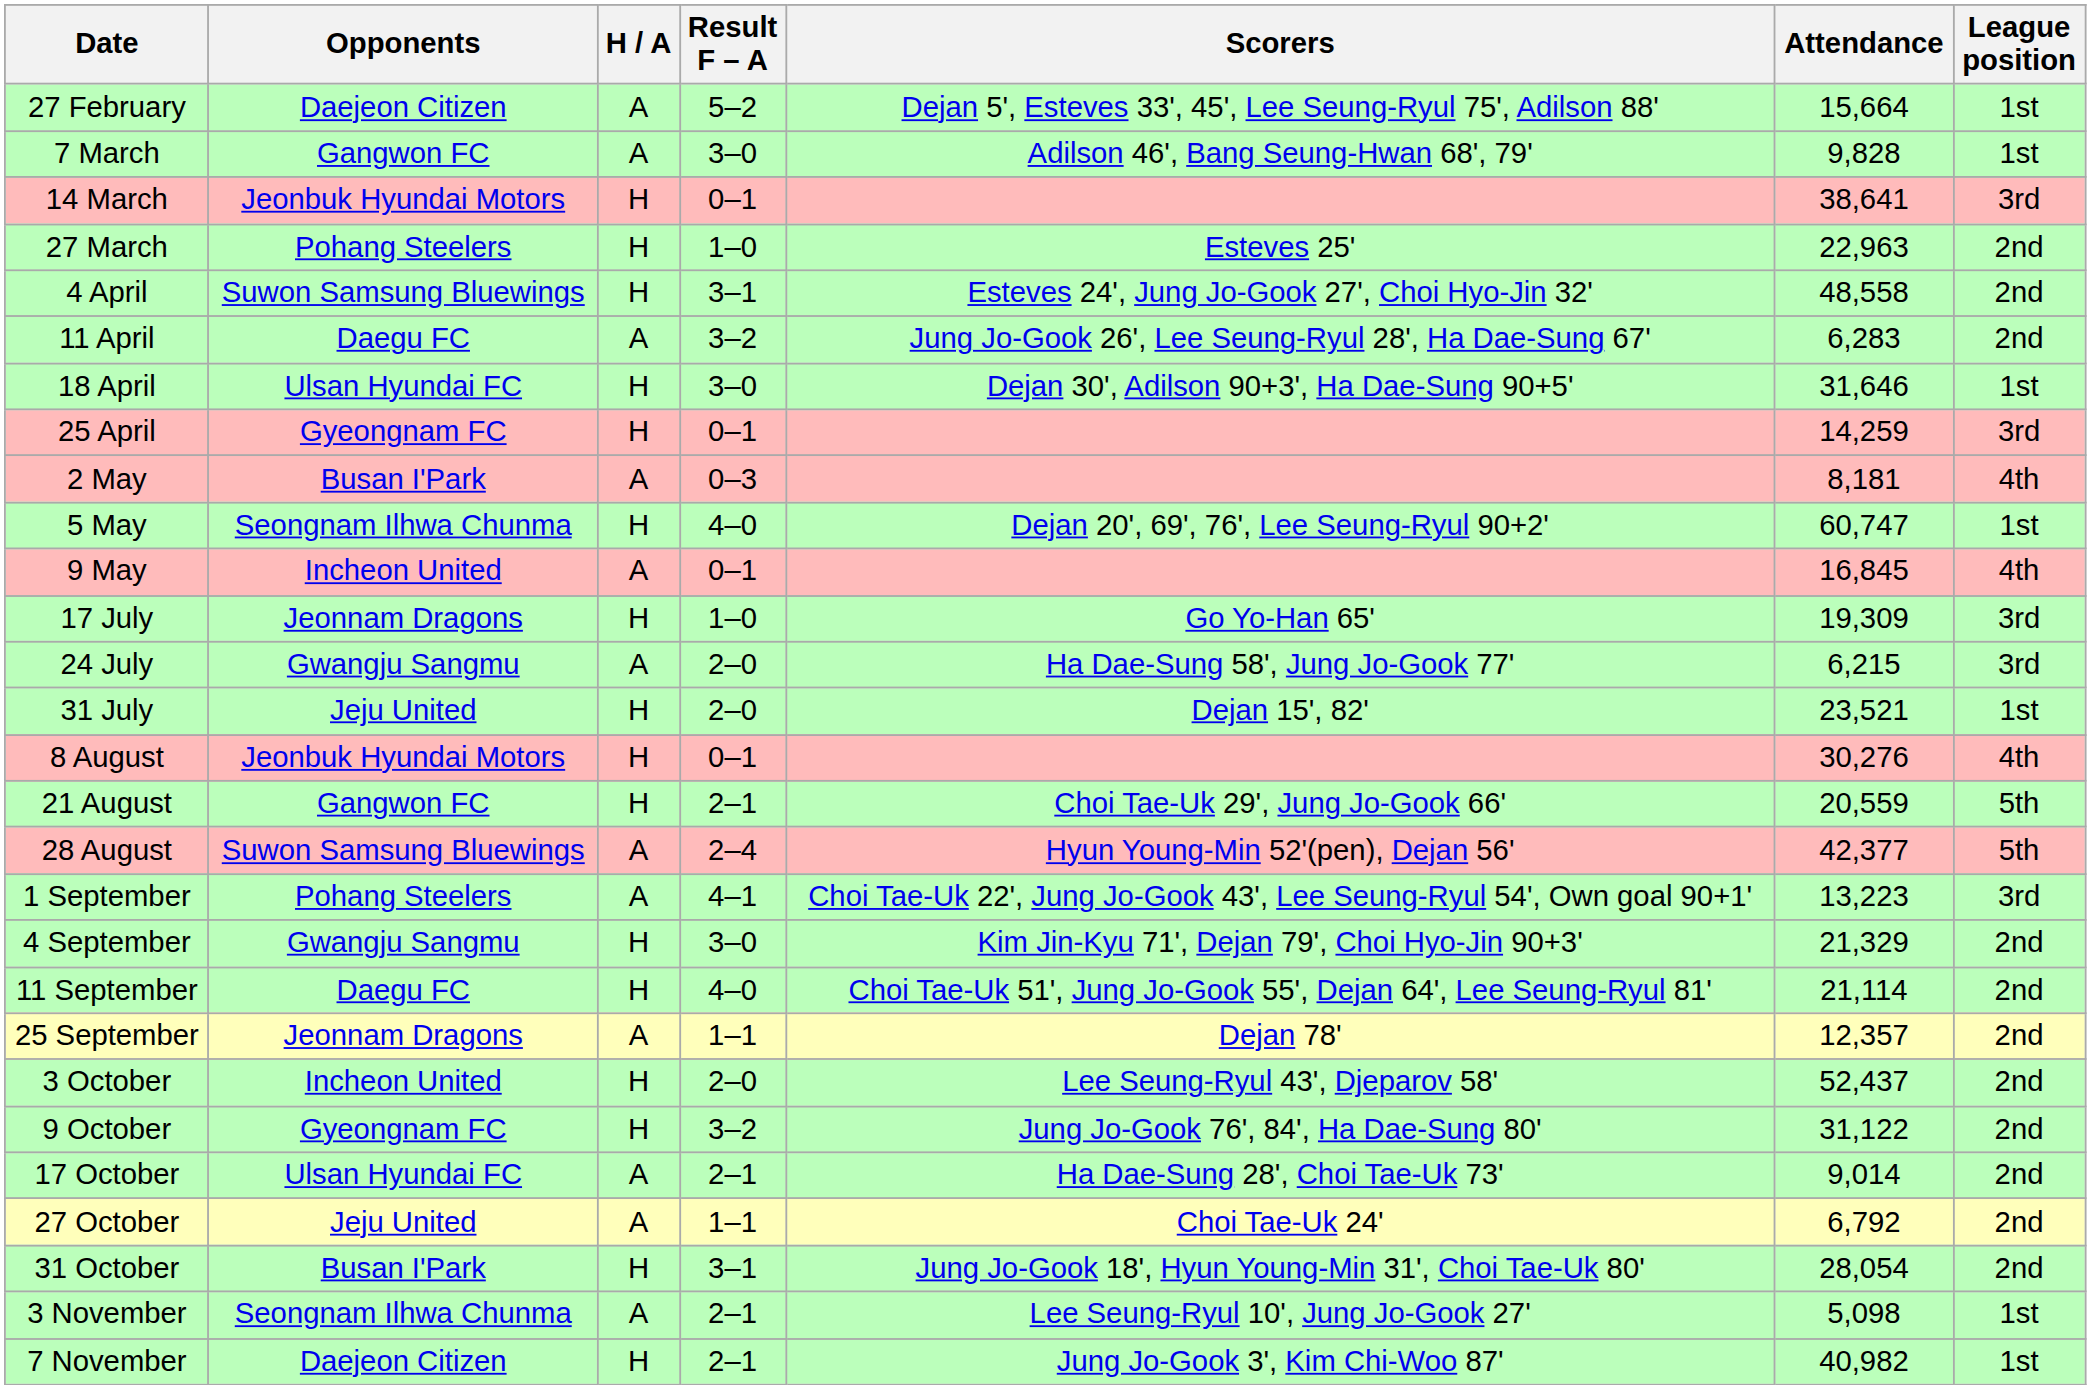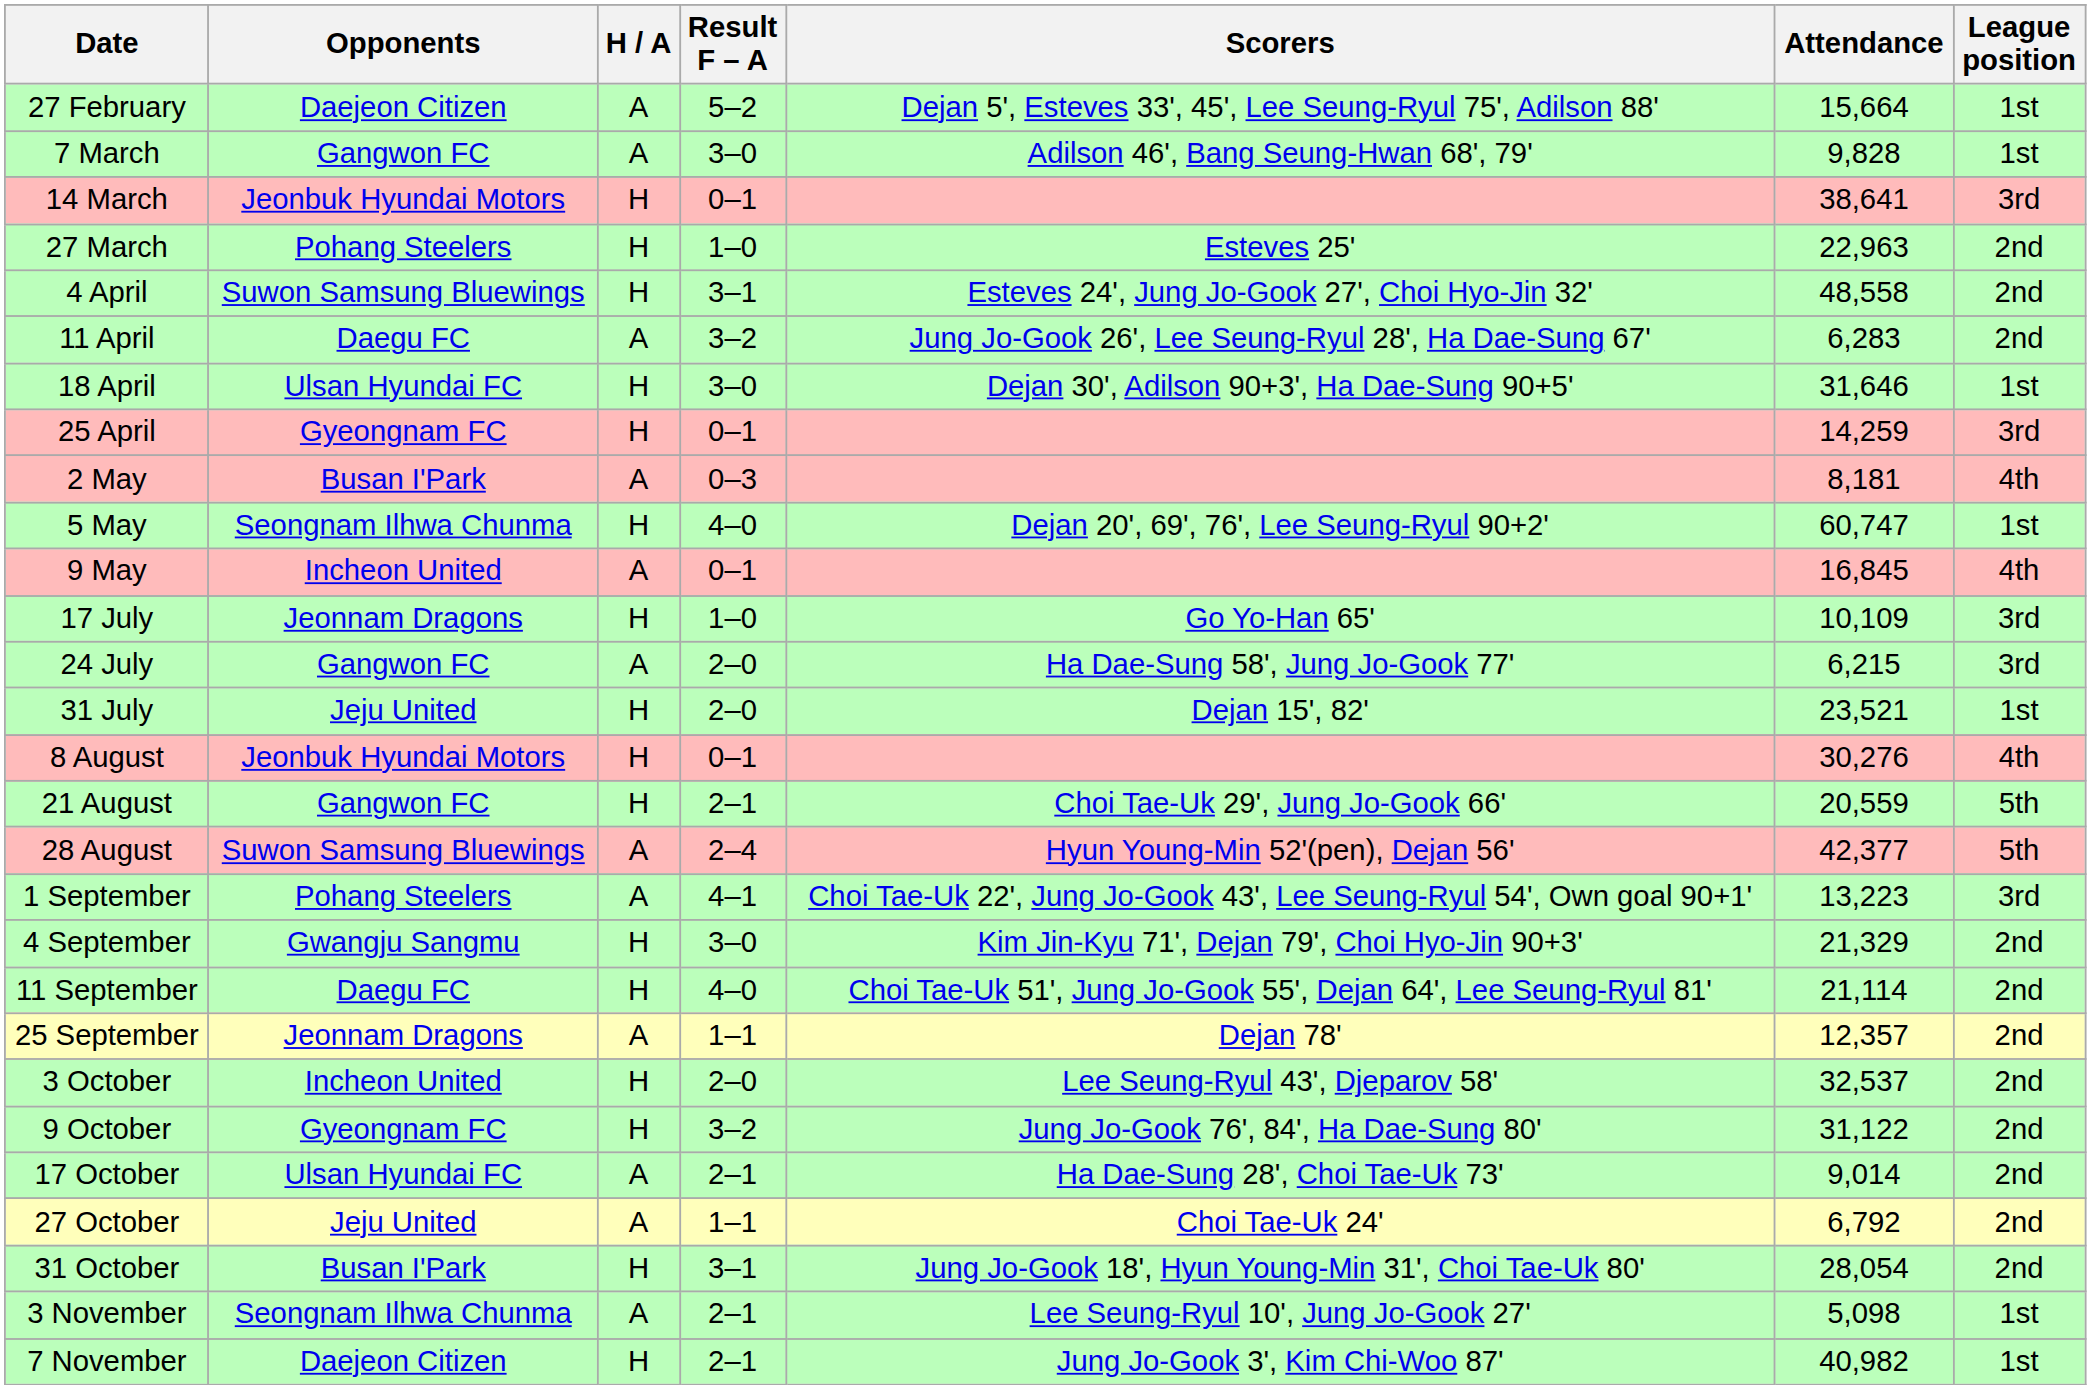(1864, 617) 19,309 -> (1864, 617) 10,109
(403, 664) Gwangju Sangmu -> (403, 664) Gangwon FC
(1864, 1082) 52,437 -> (1864, 1082) 32,537
